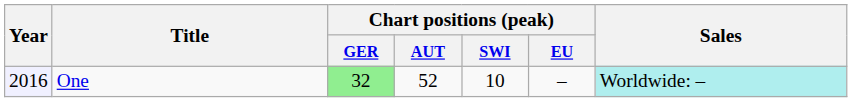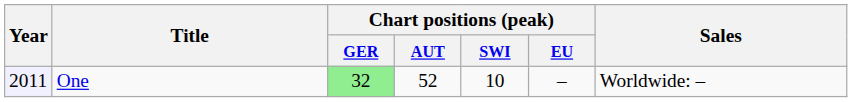(28, 81) 2016 -> (28, 81) 2011
(653, 81) paleturquoise background -> (653, 81) no background
